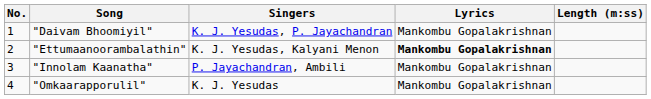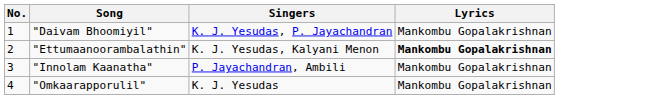- column: (600, 14)
